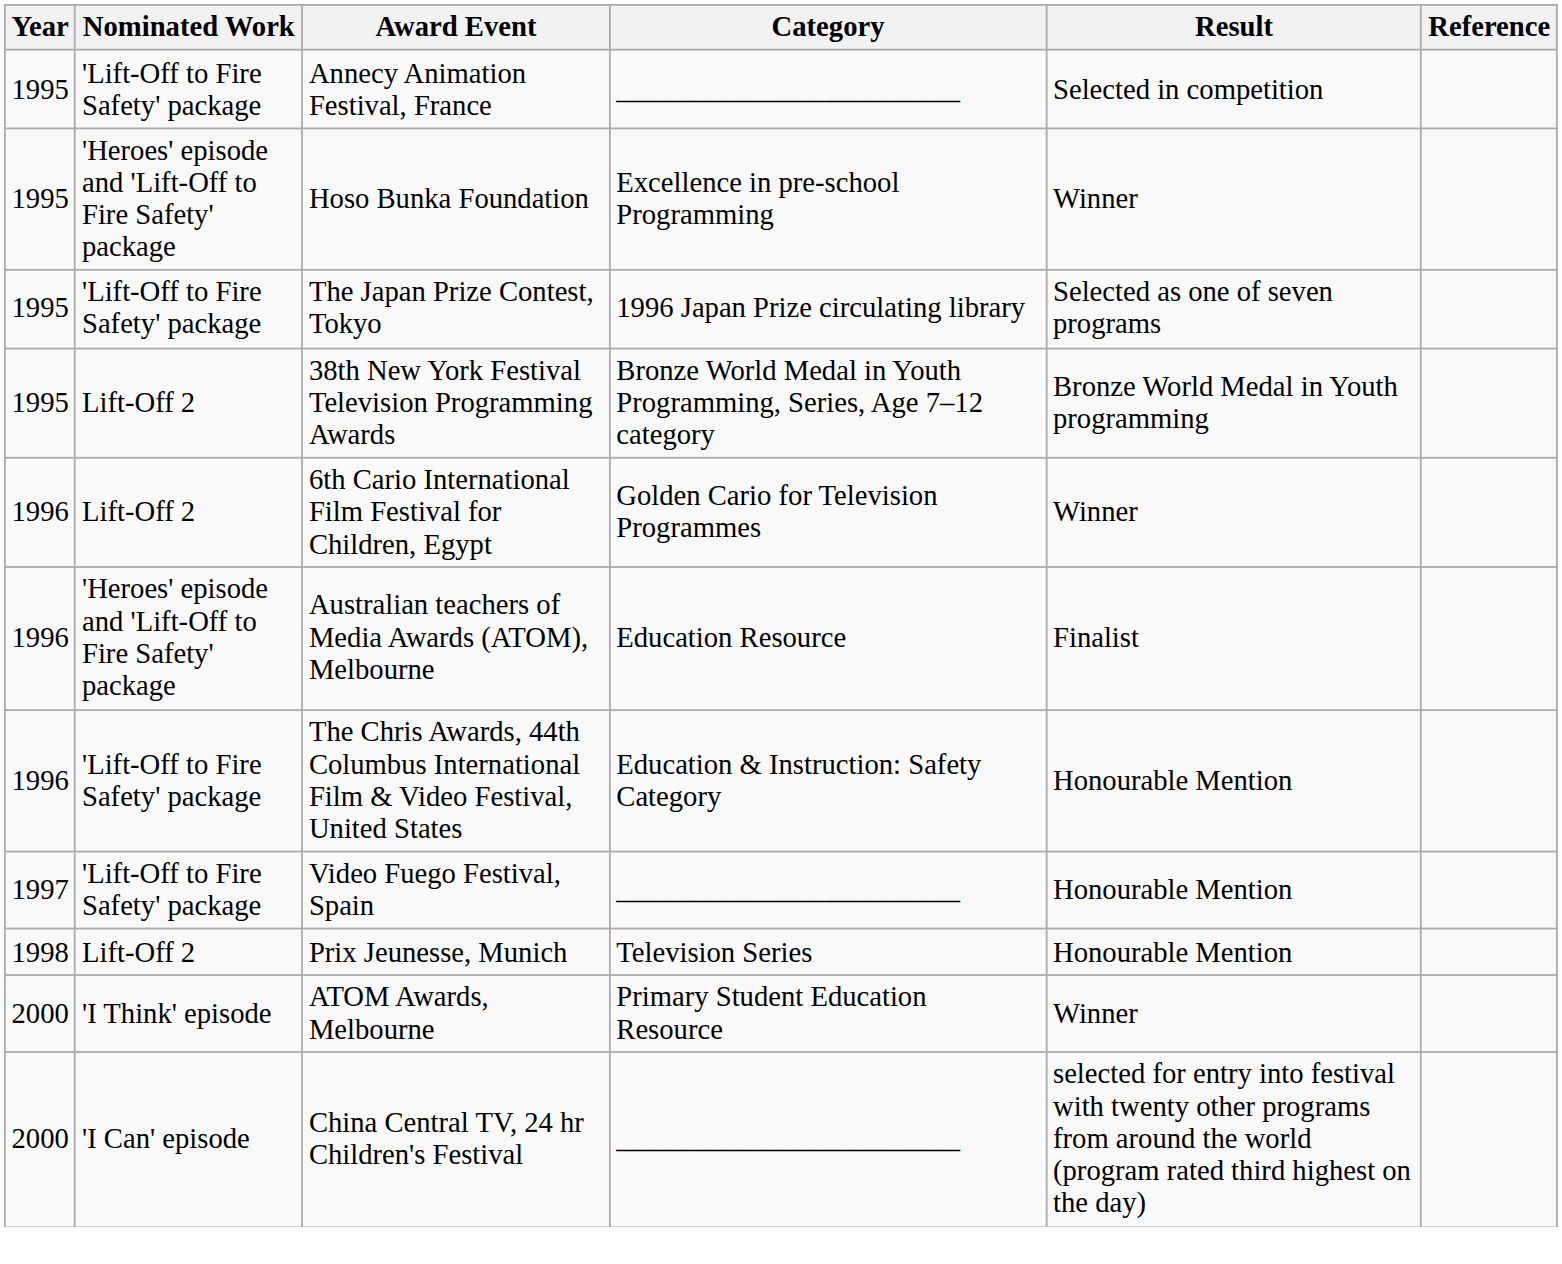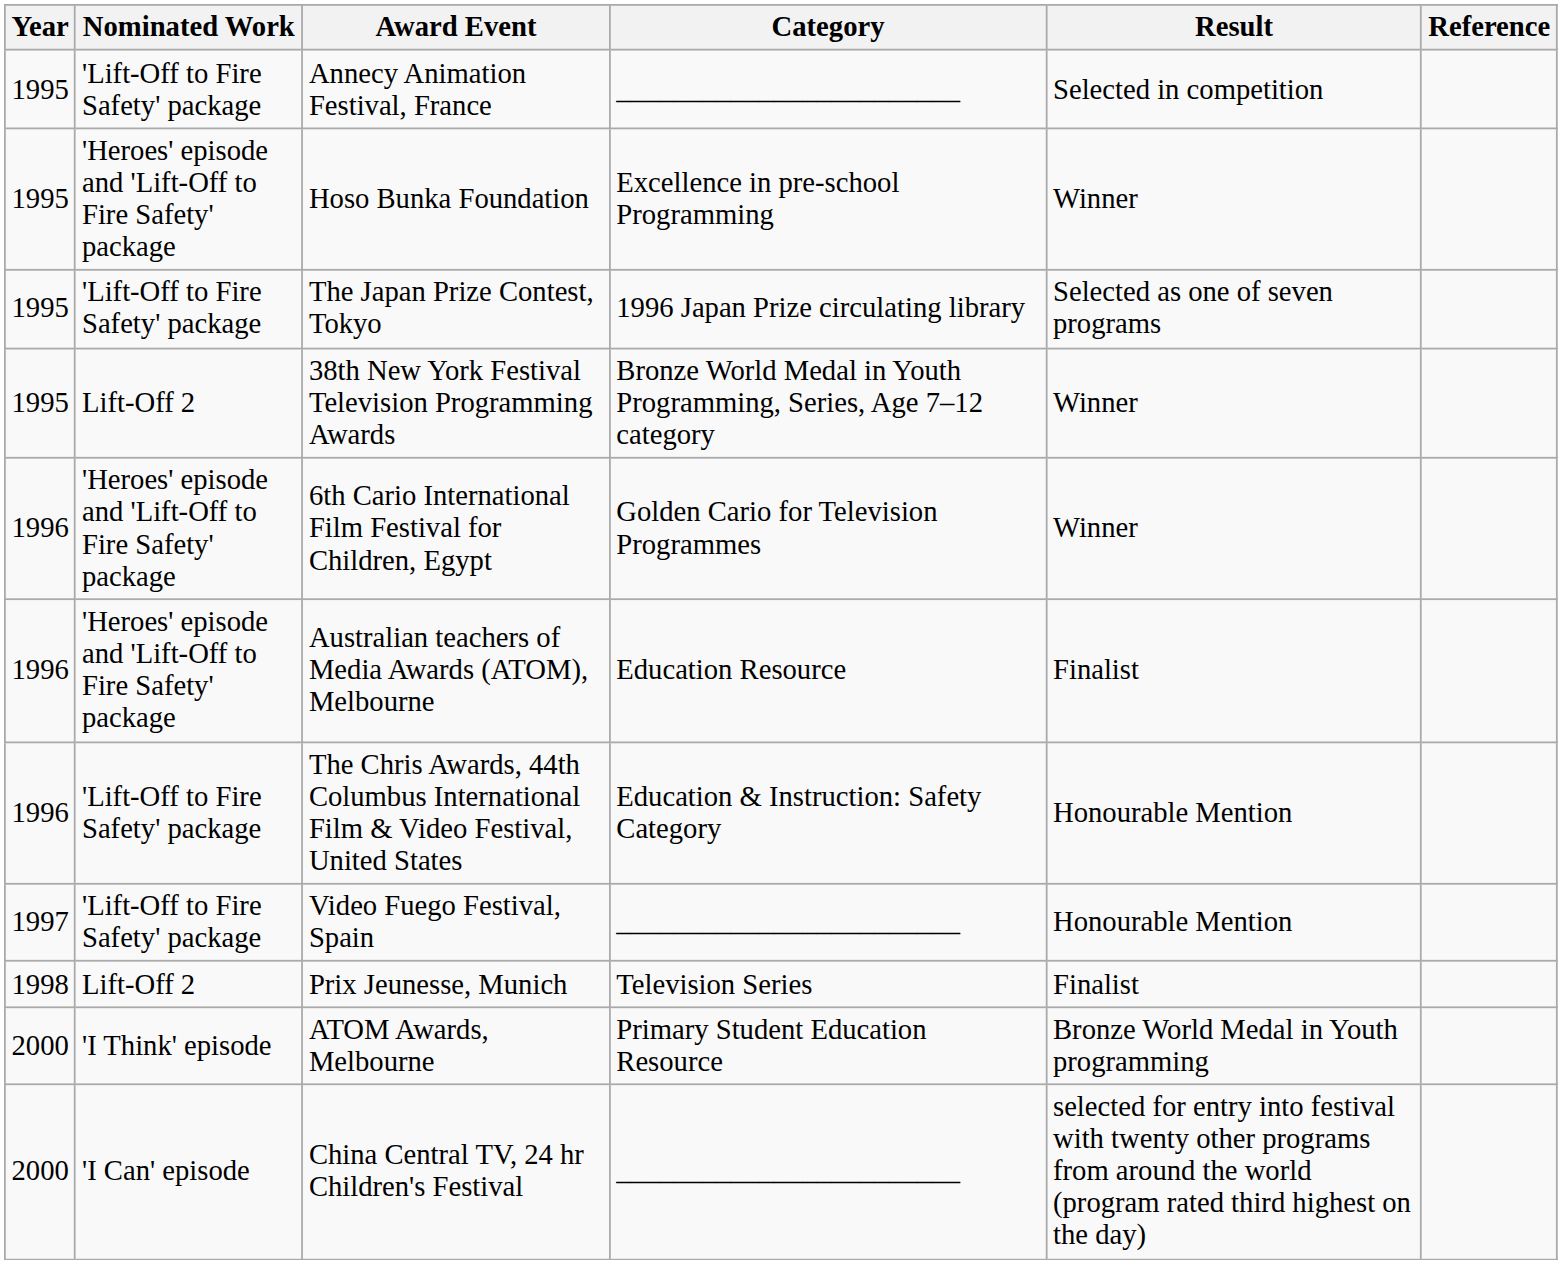(1225, 402) Bronze World Medal in Youth programming -> (1095, 402) Winner
(139, 512) Lift-Off 2 -> (175, 528) 'Heroes' episode and 'Lift-Off to Fire Safety' package
(1173, 951) Honourable Mention -> (1096, 983) Finalist
(1095, 1013) Winner -> (1225, 1045) Bronze World Medal in Youth programming
